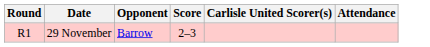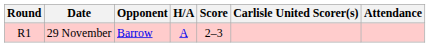+ column: (184, 13)
